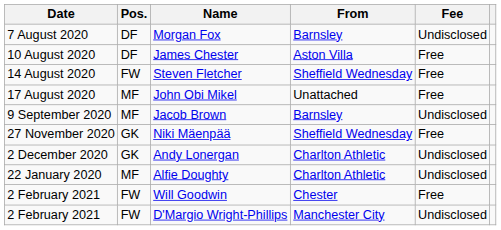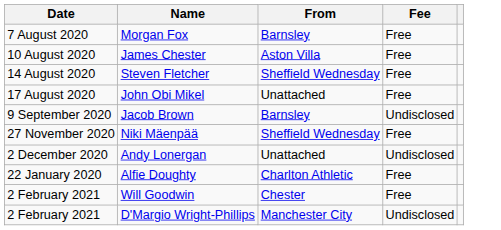- column: (134, 14)
(452, 34) Undisclosed -> (399, 34) Free
(339, 154) Charlton Athletic -> (293, 154) Unattached
(452, 174) Undisclosed -> (399, 174) Free
